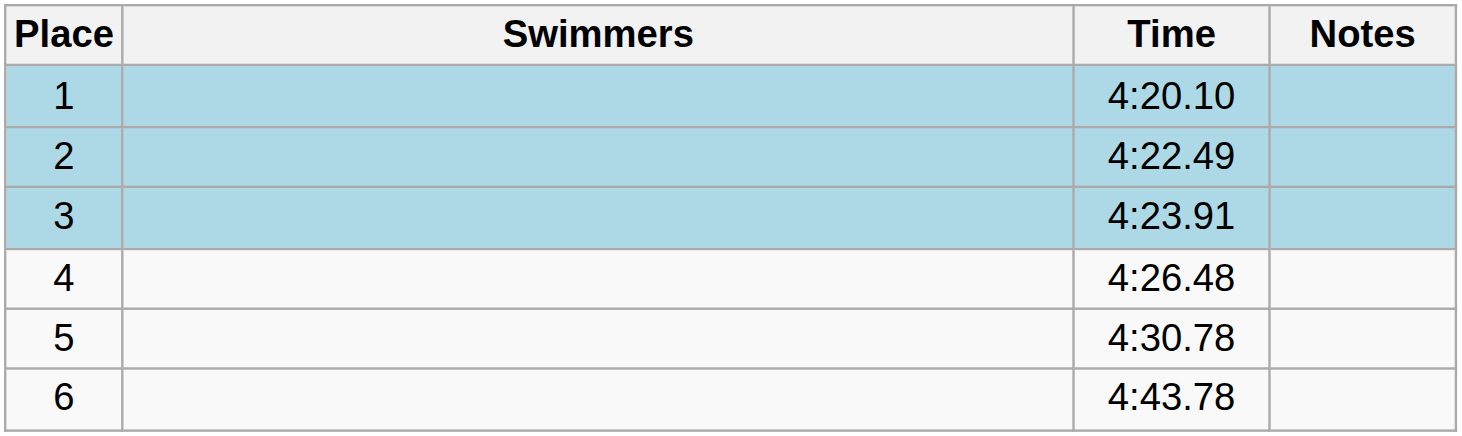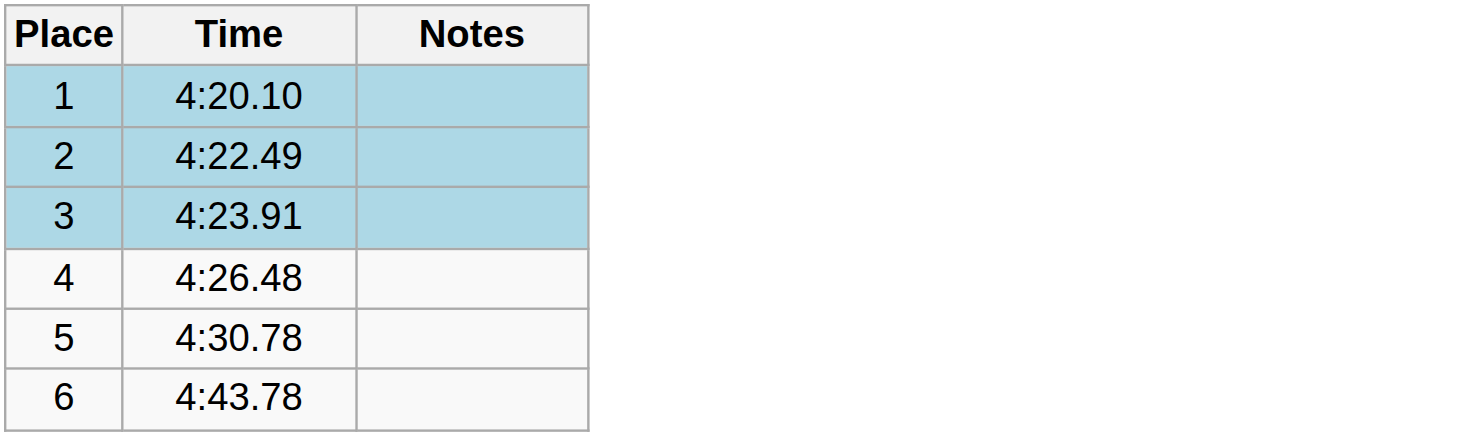- column: (598, 34)
